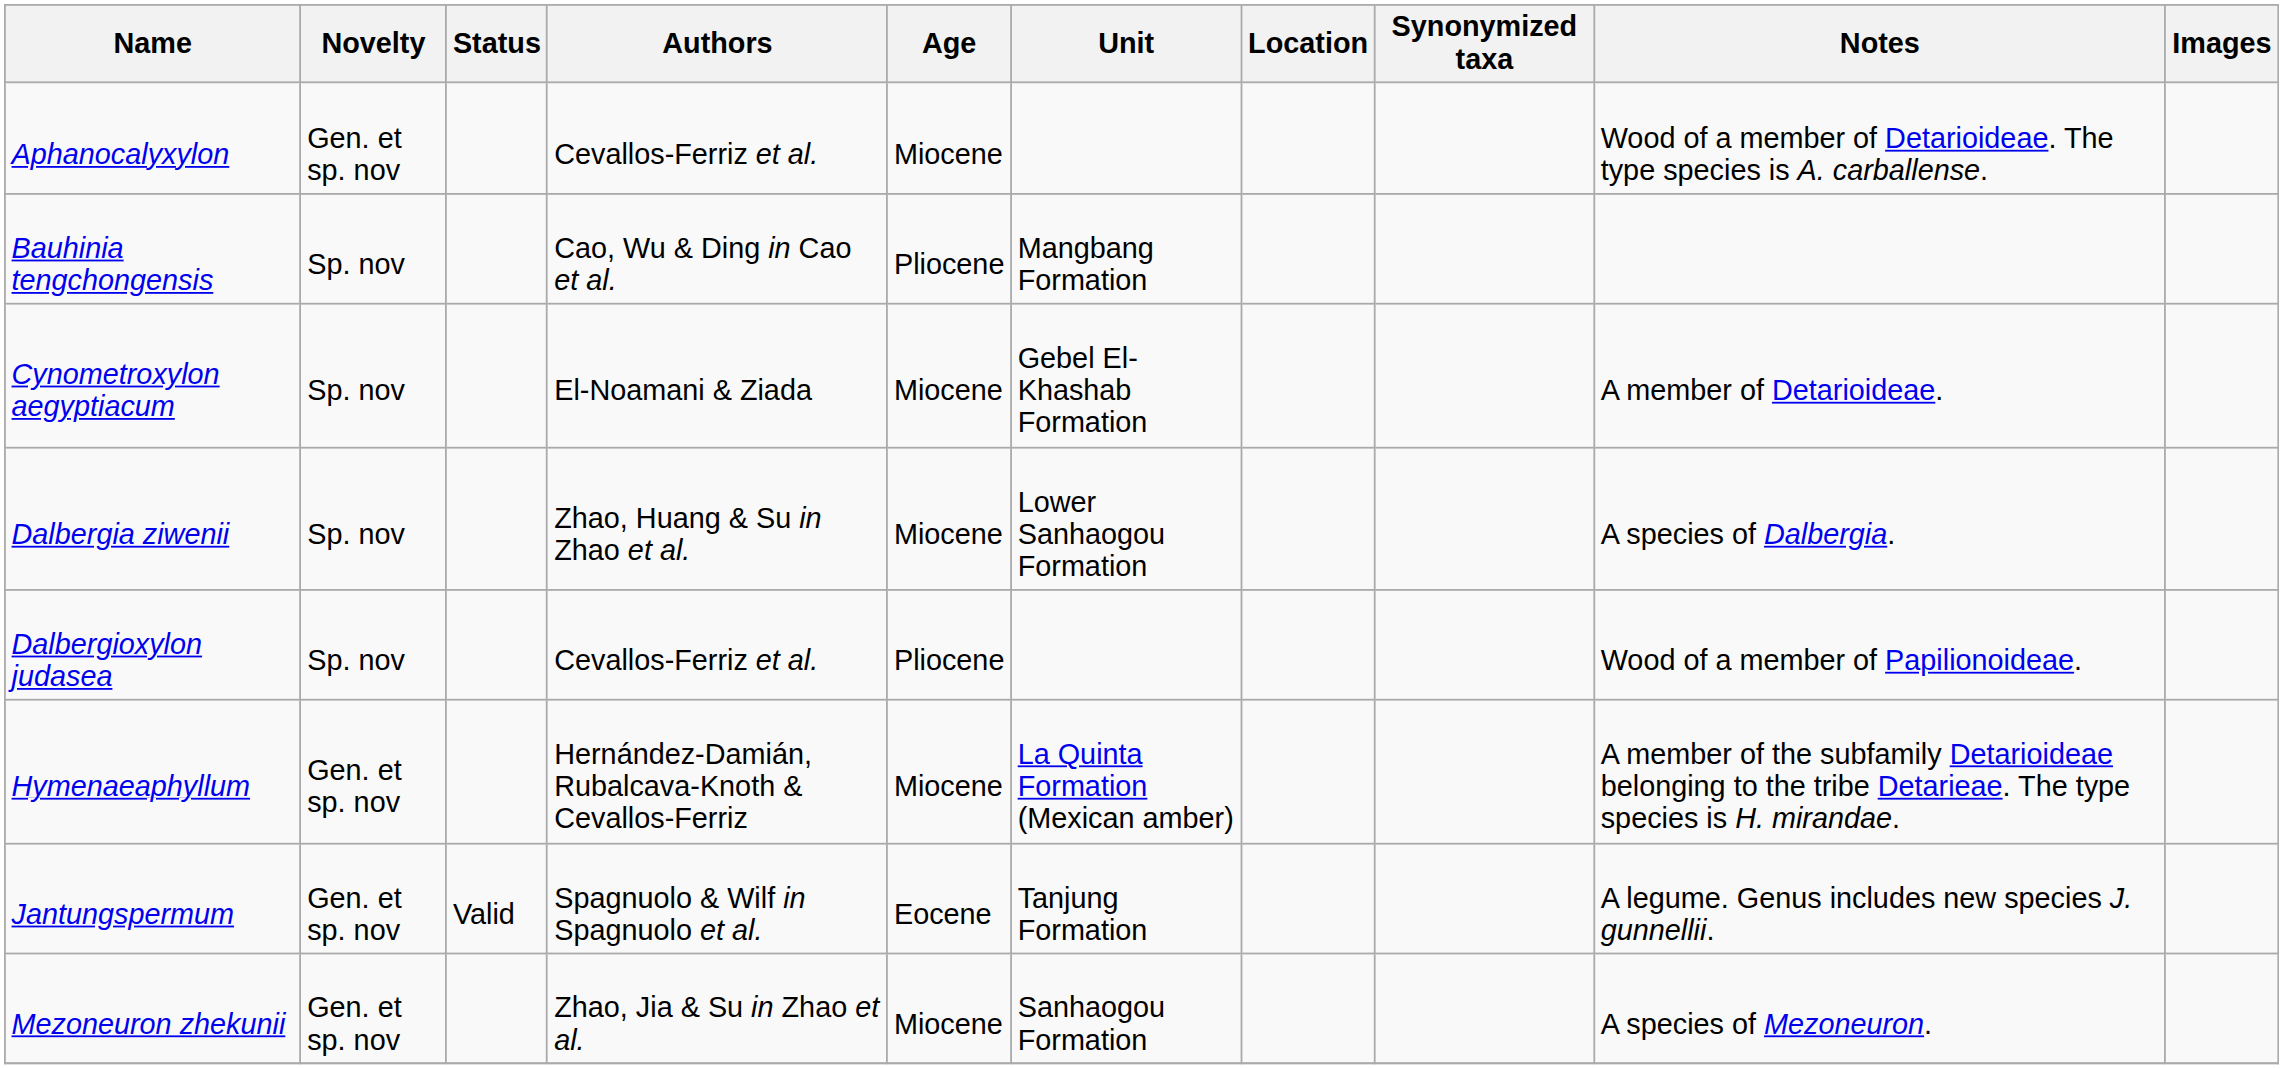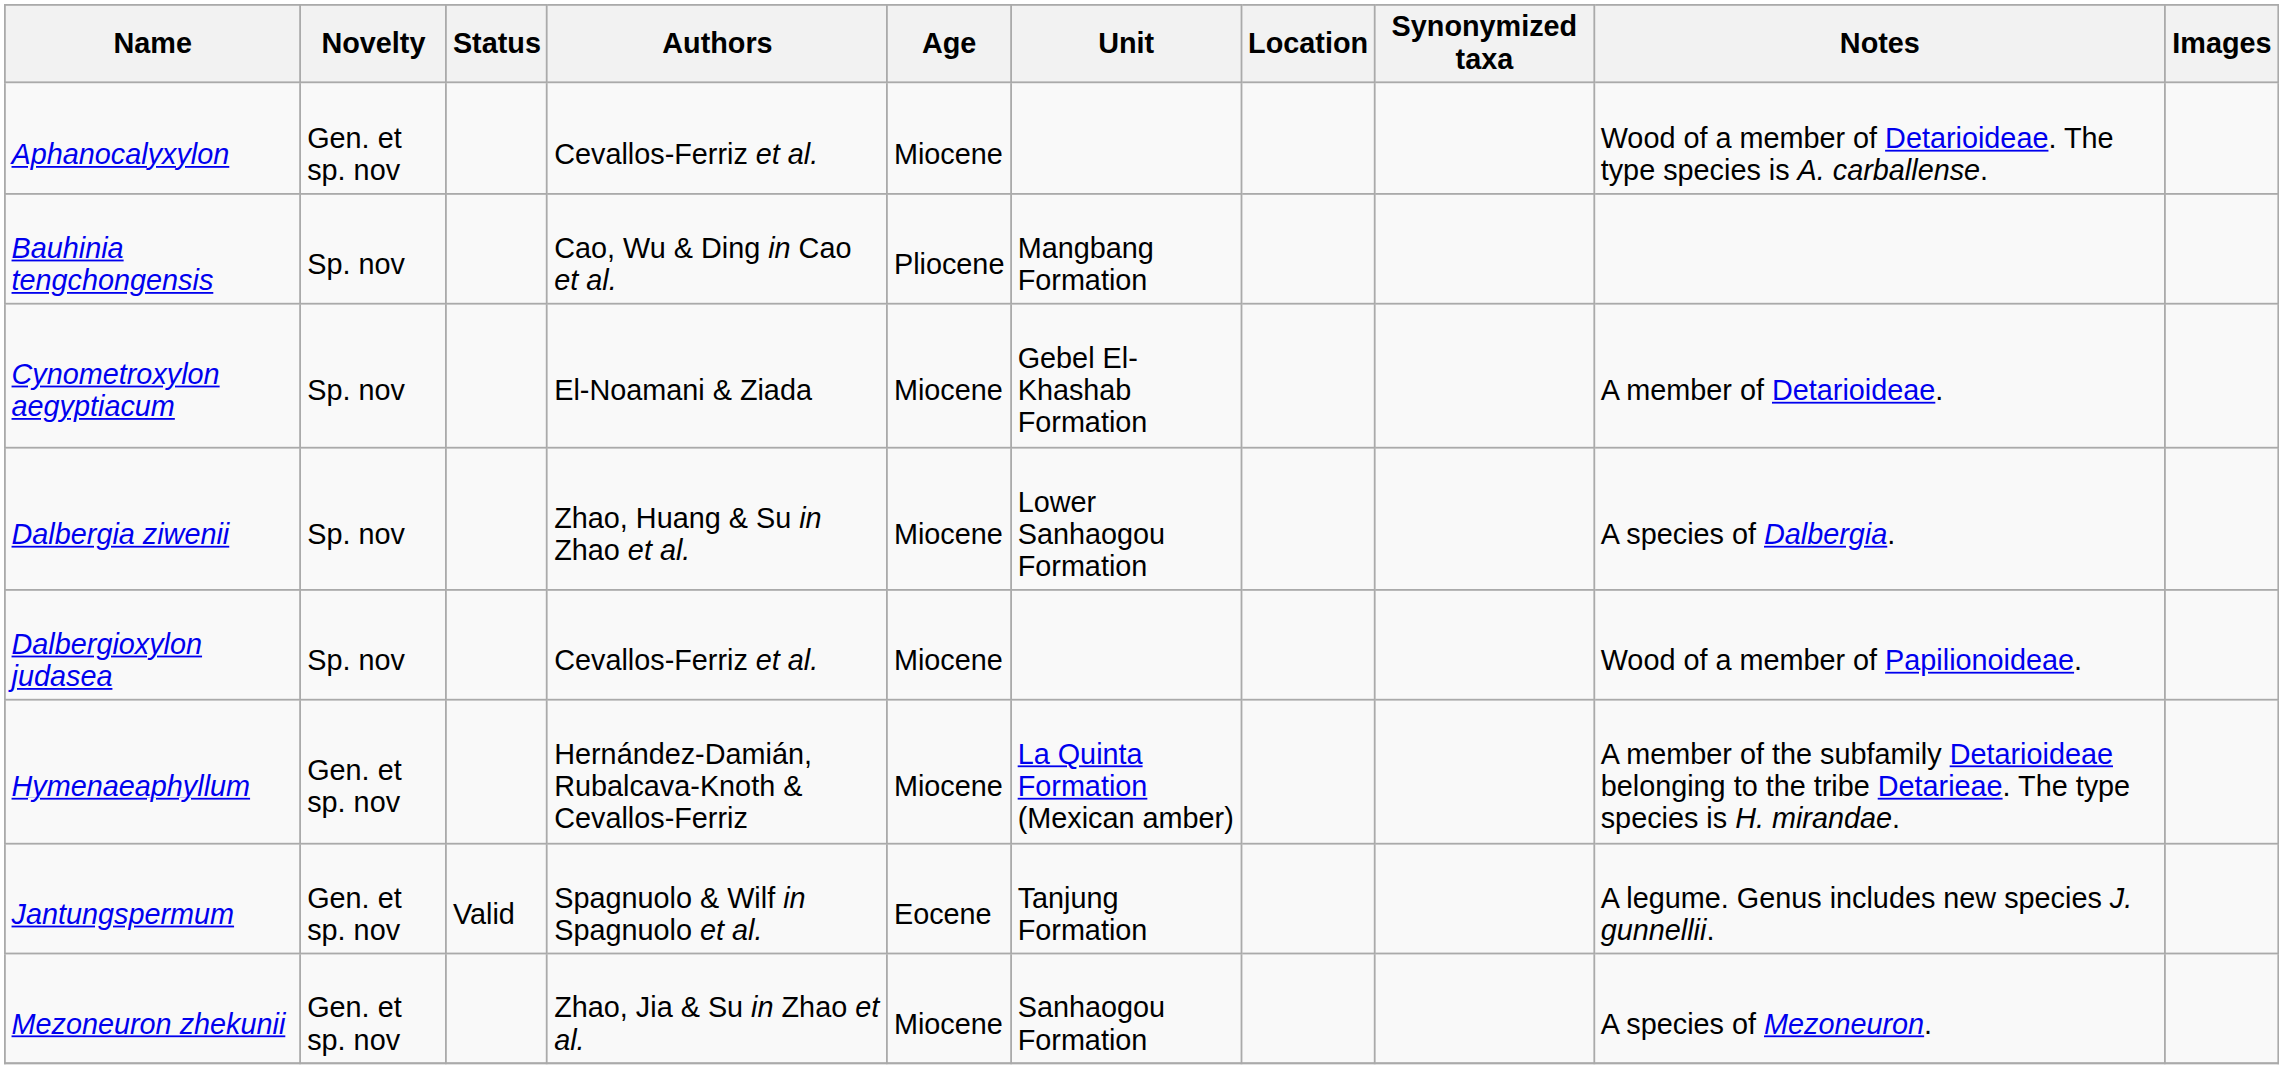(949, 660) Pliocene -> (948, 660) Miocene
